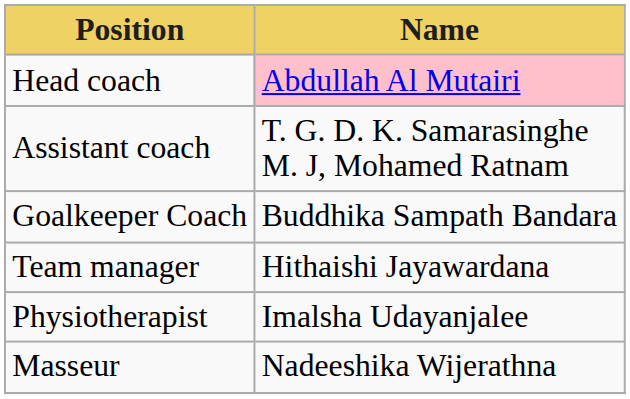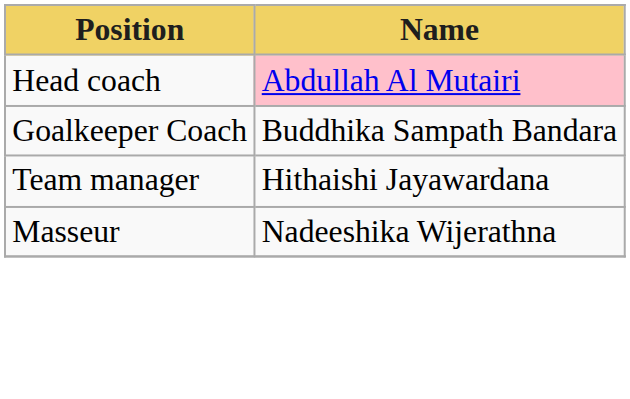- row: (111, 147)
- row: (110, 316)
